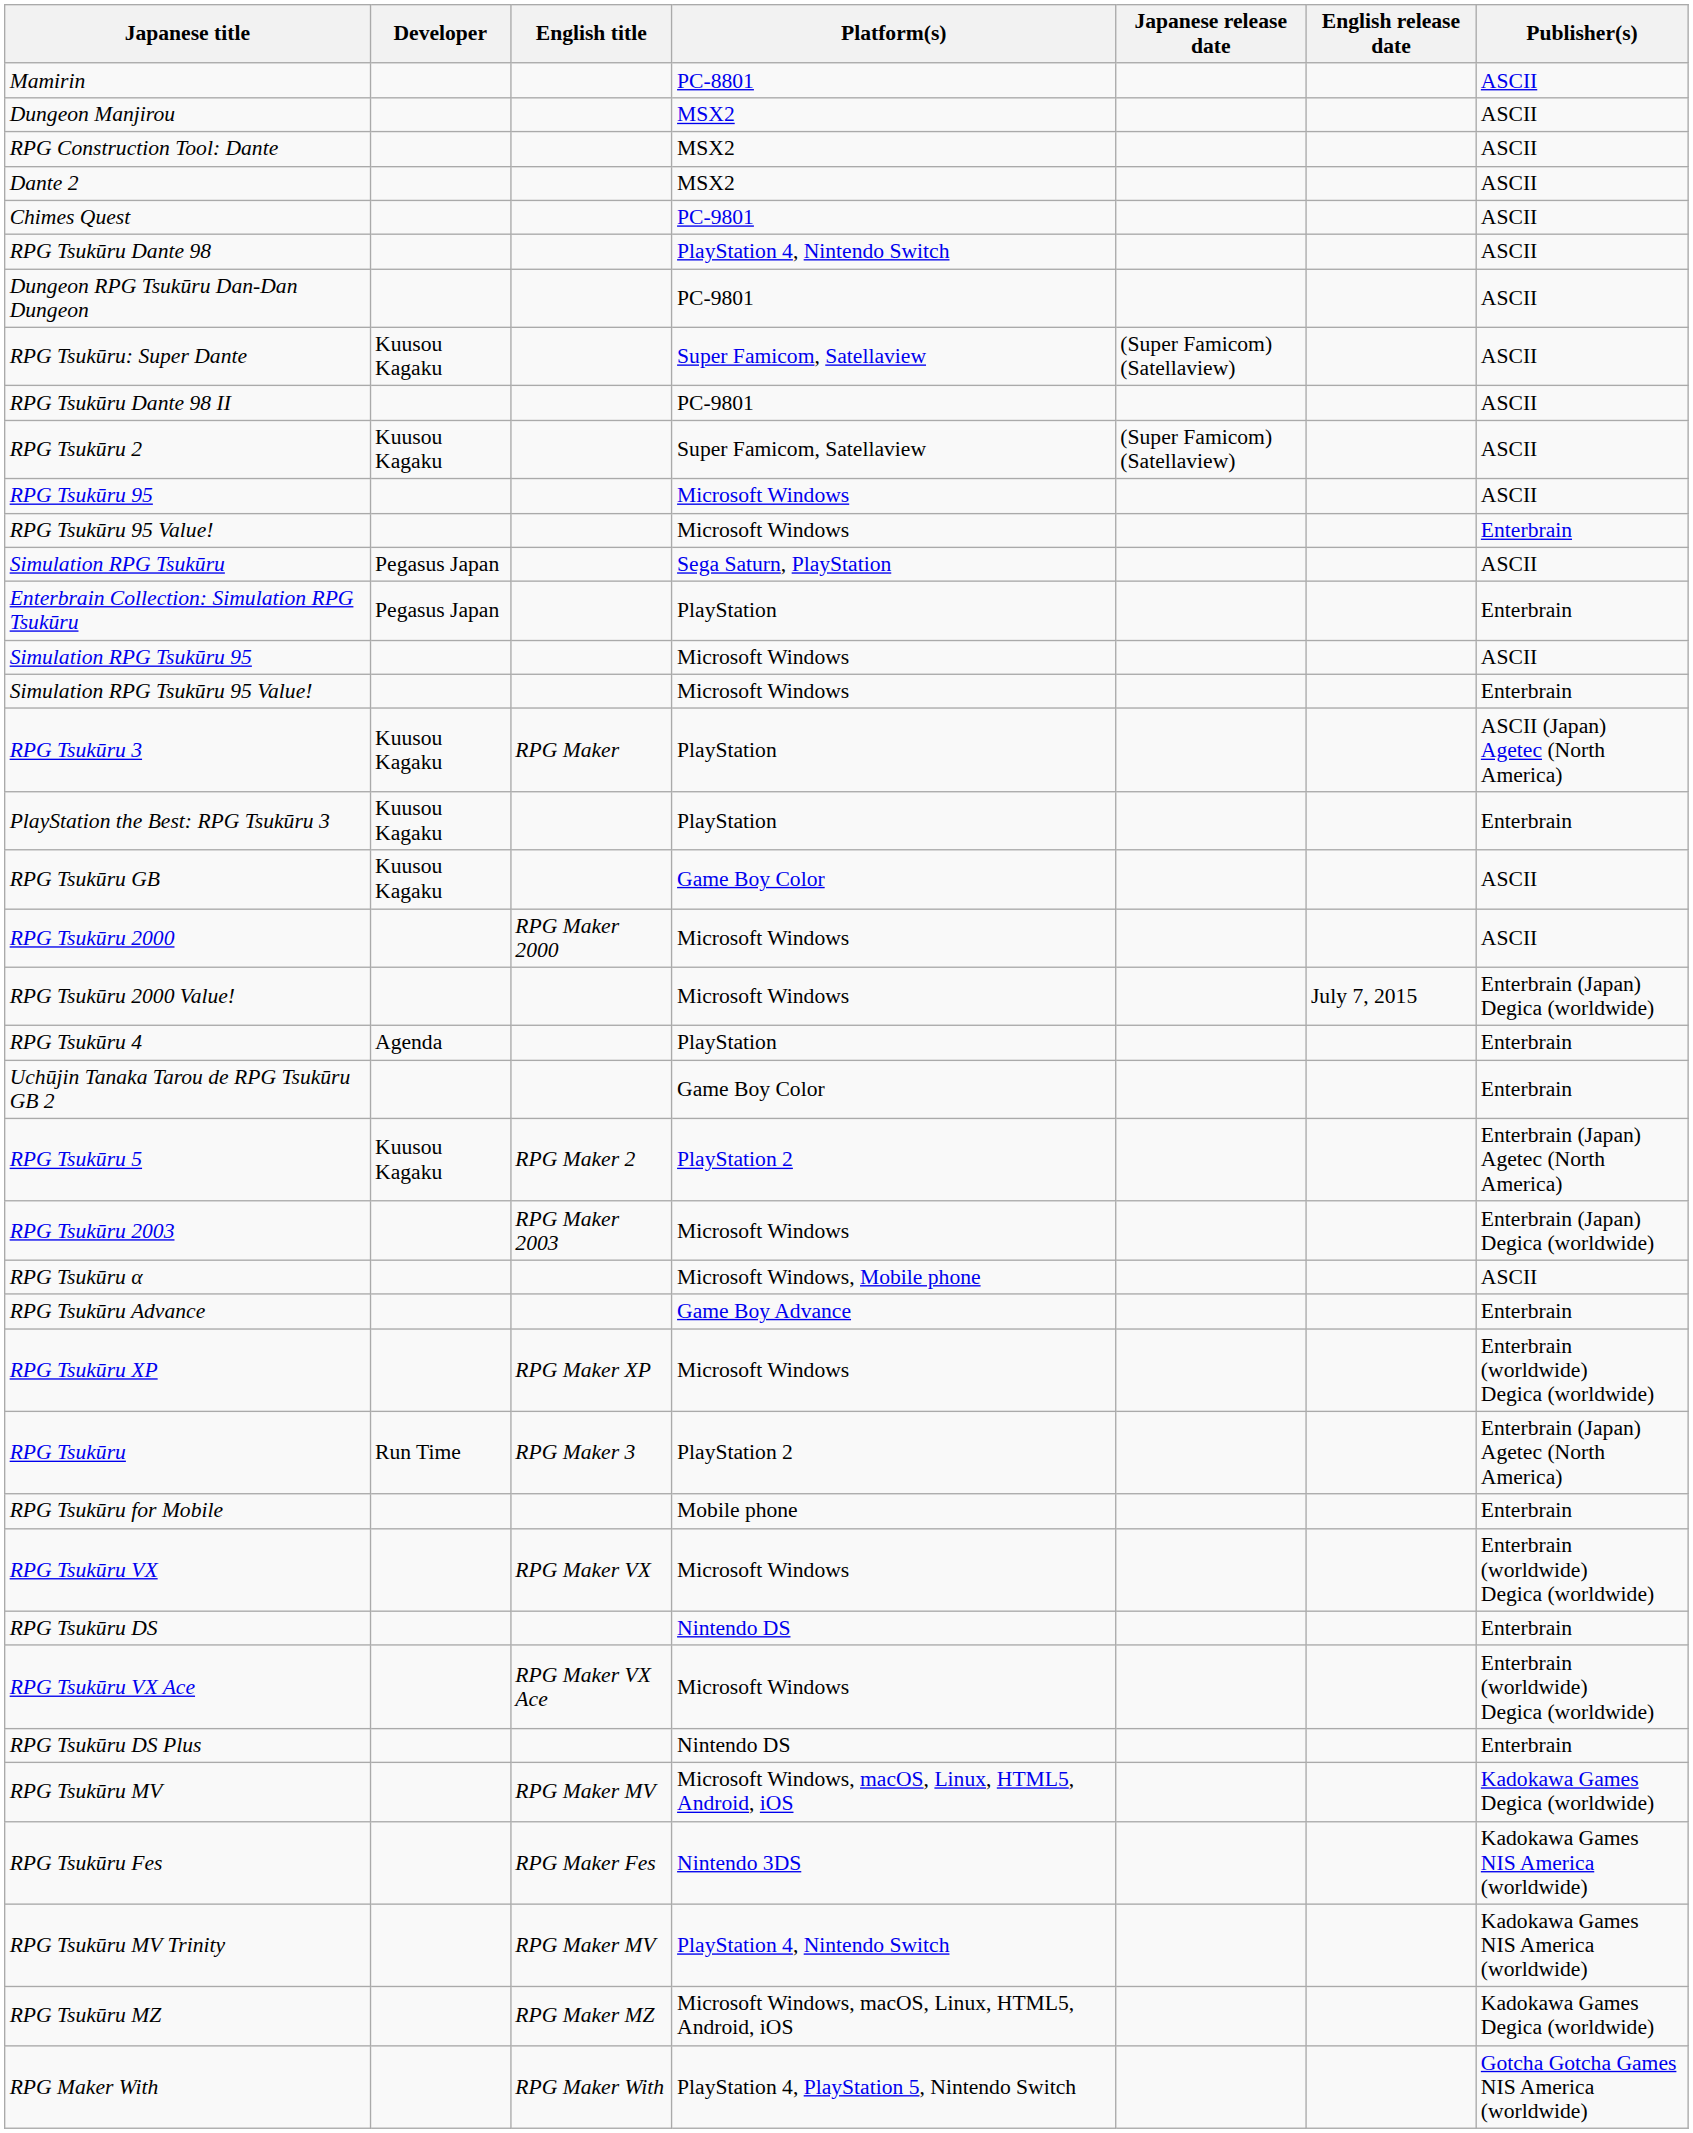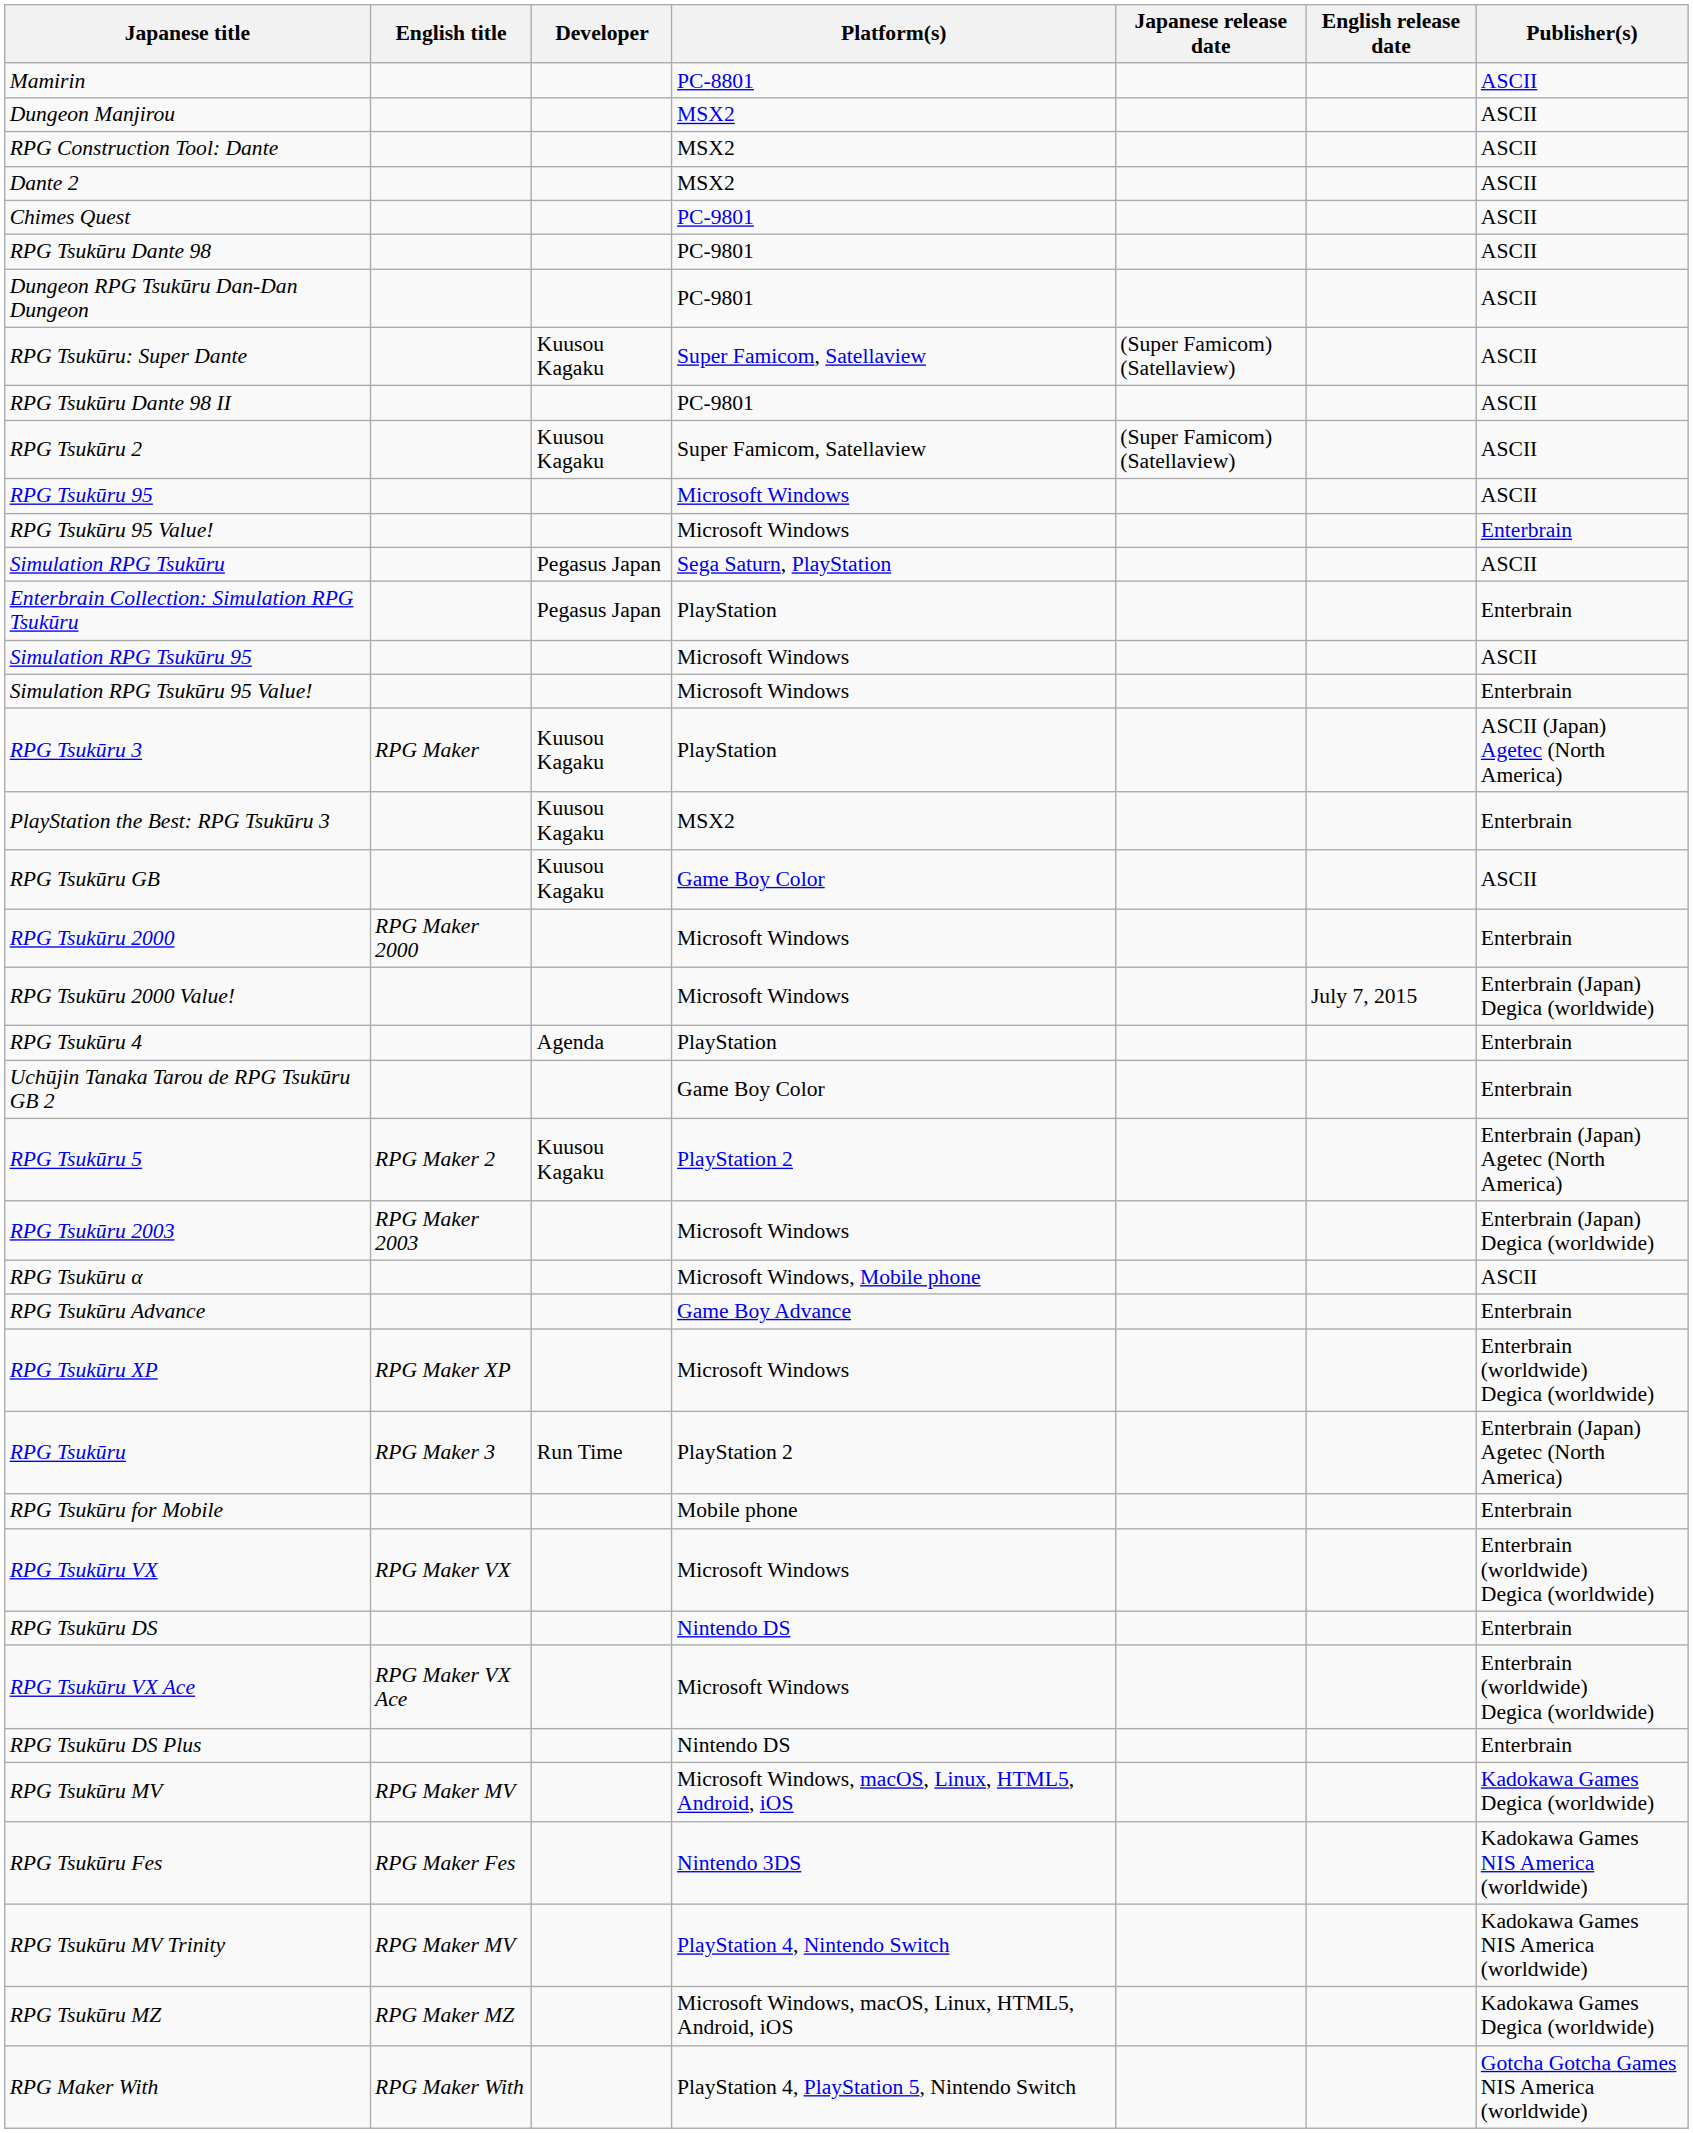columns swapped: (591, 33) <-> (440, 33)
(813, 251) PlayStation 4, Nintendo Switch -> (715, 251) PC-9801
(727, 820) PlayStation -> (706, 820) MSX2
(1509, 937) ASCII -> (1526, 937) Enterbrain
